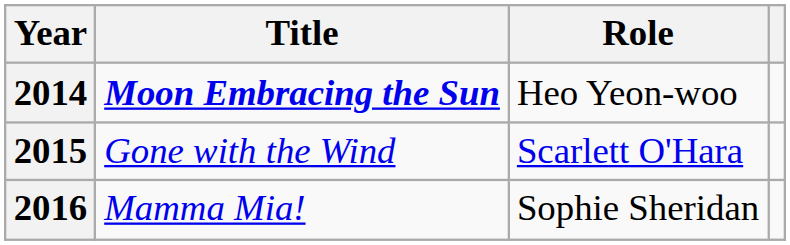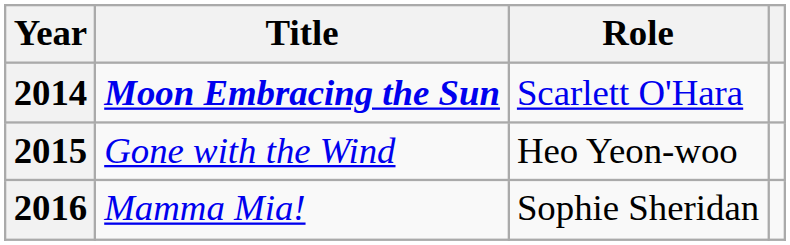(627, 92) Heo Yeon-woo -> (630, 92) Scarlett O'Hara
(630, 150) Scarlett O'Hara -> (627, 150) Heo Yeon-woo
